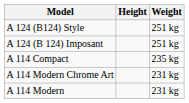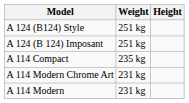columns swapped: (133, 12) <-> (167, 12)
